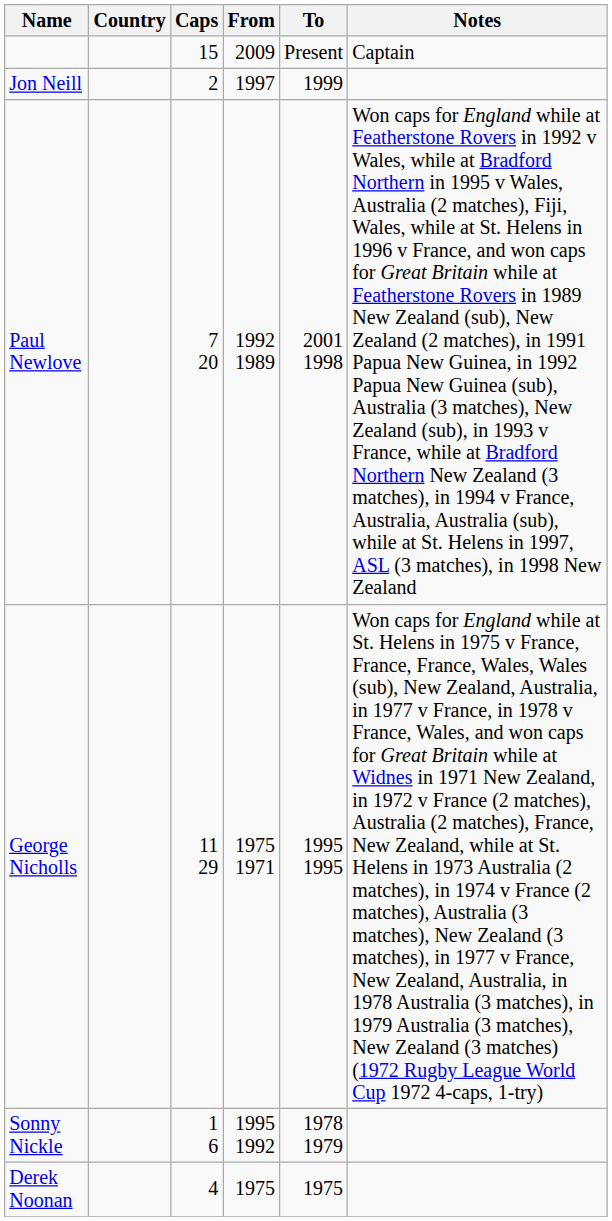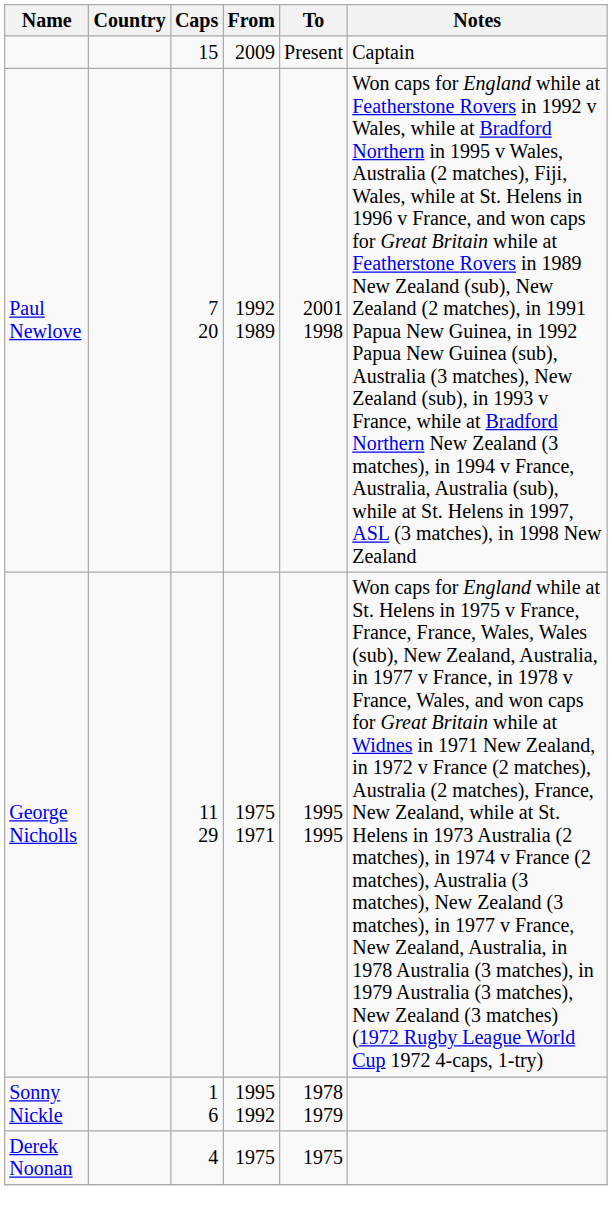- row: (46, 83)
